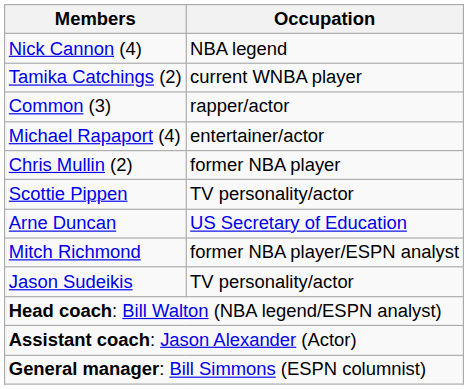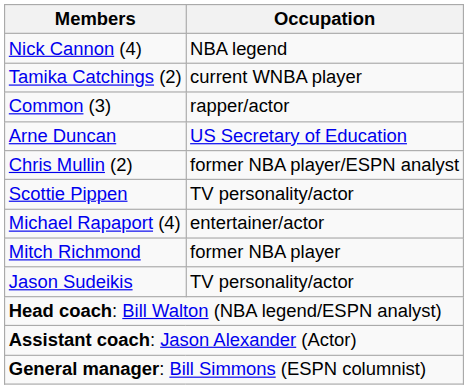rows swapped: (63, 223) <-> (95, 135)
(265, 164) former NBA player -> (325, 164) former NBA player/ESPN analyst
(325, 252) former NBA player/ESPN analyst -> (265, 252) former NBA player
